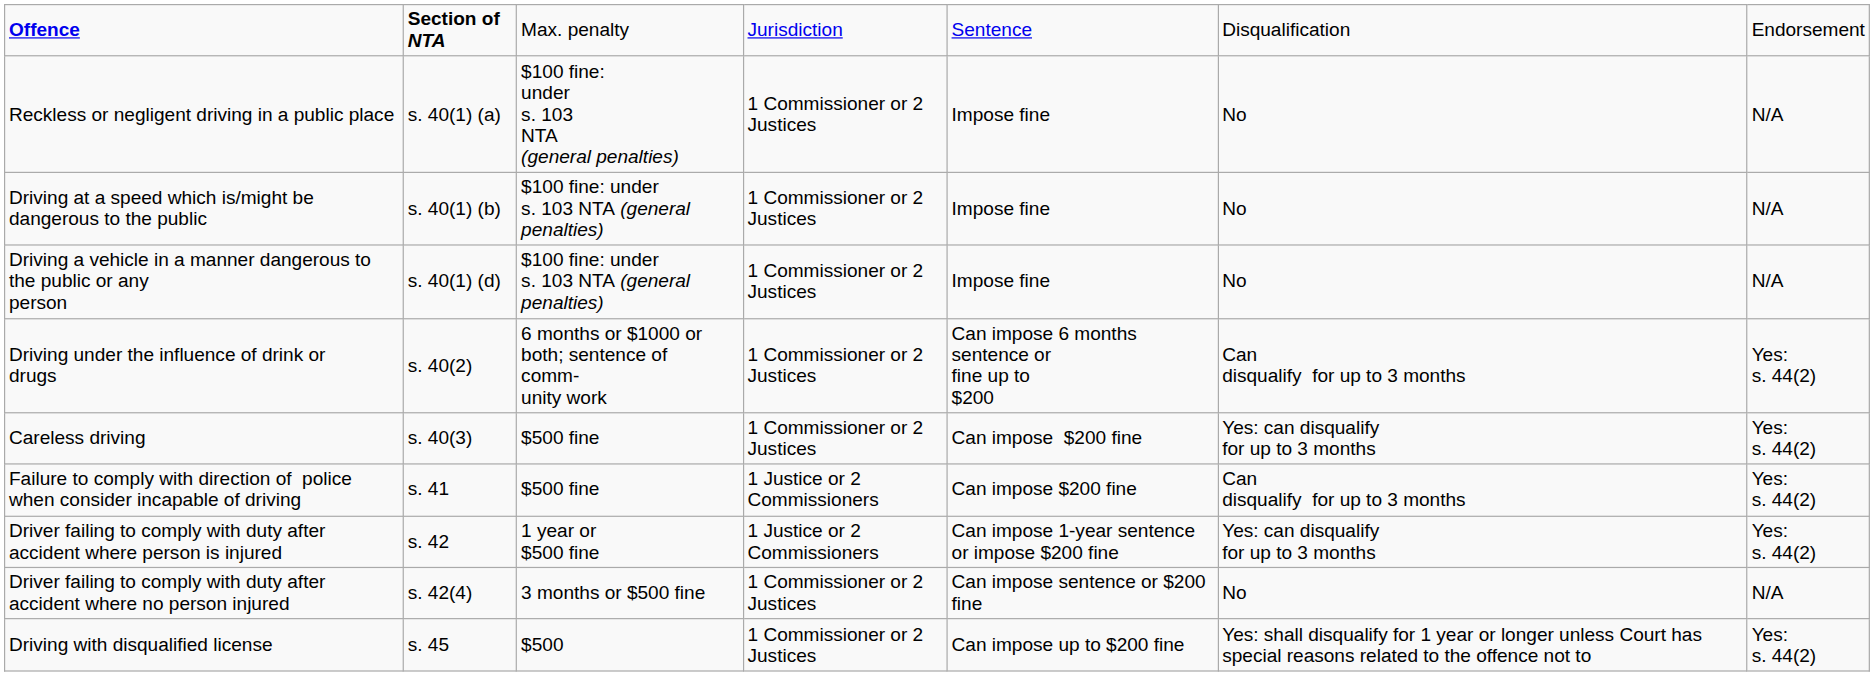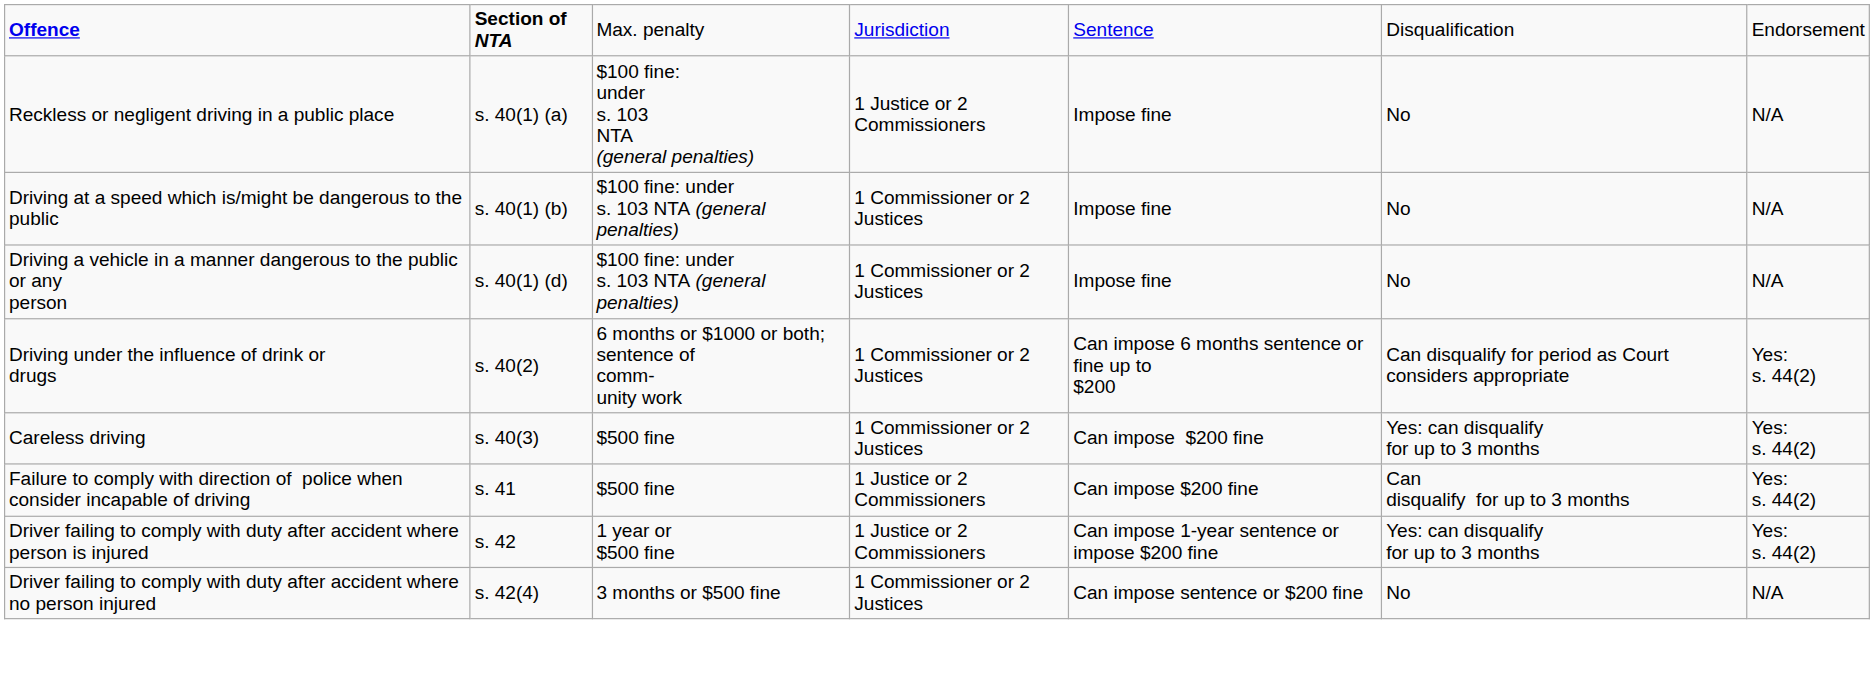(835, 114) 1 Commissioner or 2 Justices -> (920, 114) 1 Justice or 2 Commissioners
(1344, 365) Can disqualify for up to 3 months -> (1527, 365) Can disqualify for period as Court considers appropriate
- row: (141, 644)
